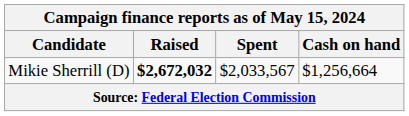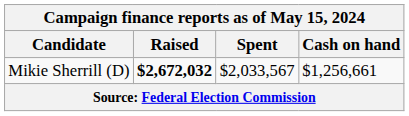(340, 70) $1,256,664 -> (340, 70) $1,256,661
